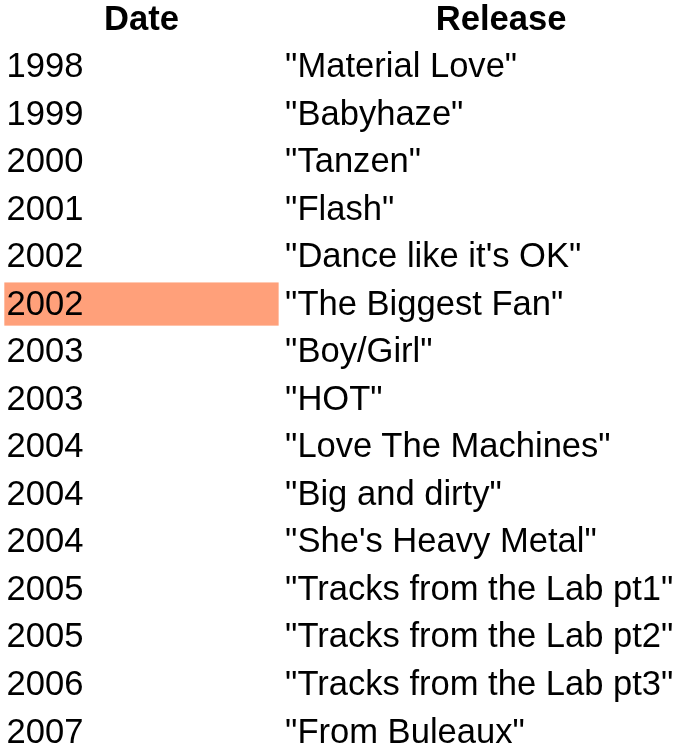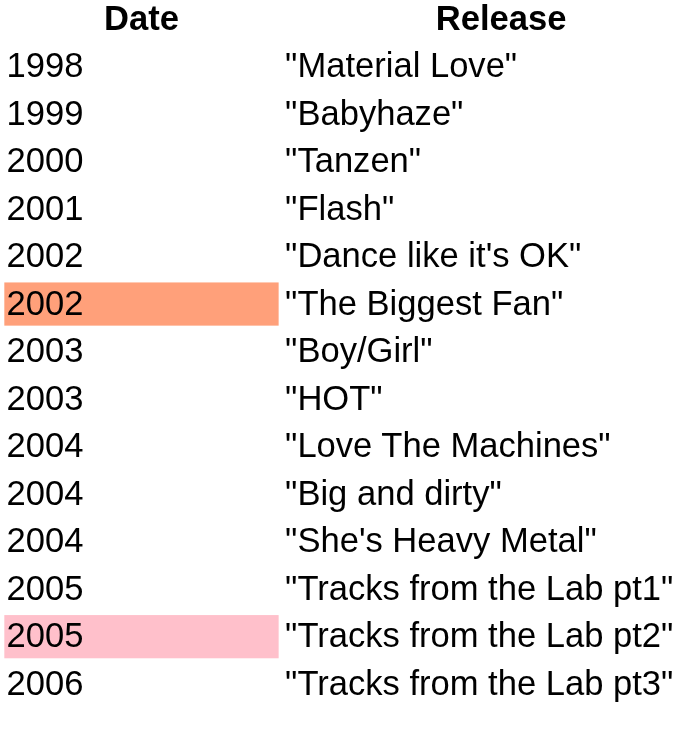(45, 636) no background -> (45, 636) pink background
- row: (405, 731)
